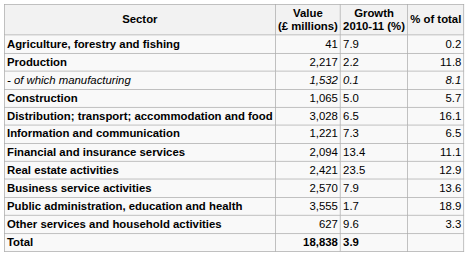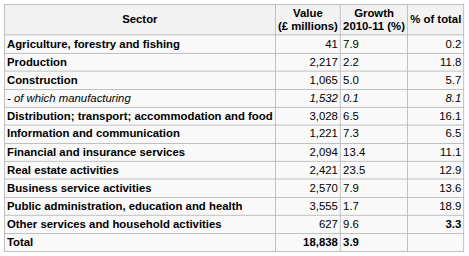rows swapped: (69, 80) <-> (42, 98)
(453, 224) normal -> (453, 224) bold
